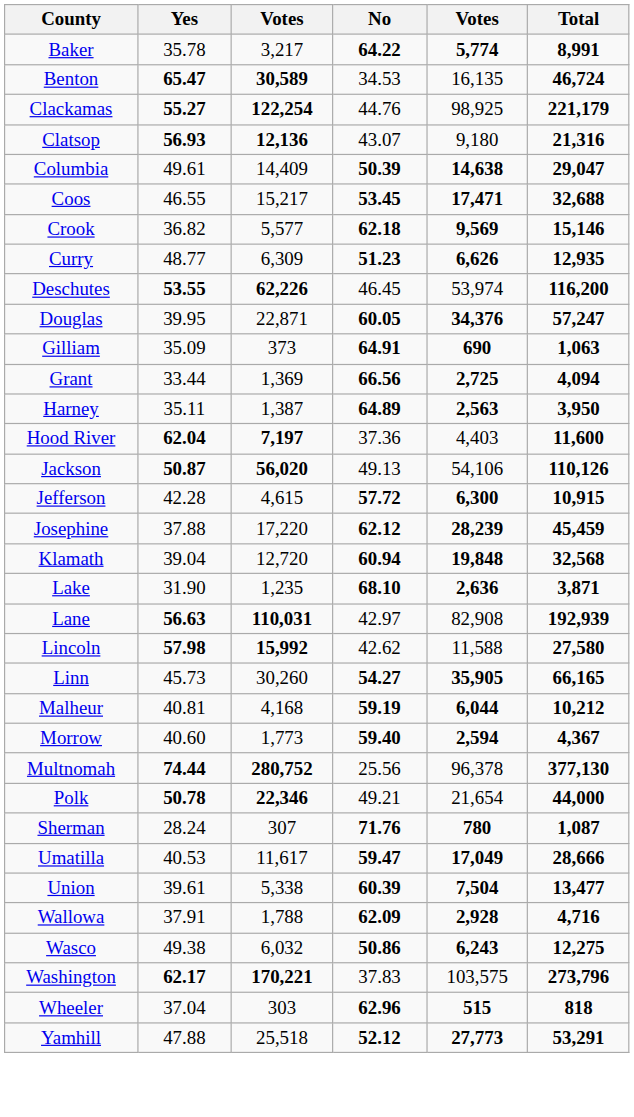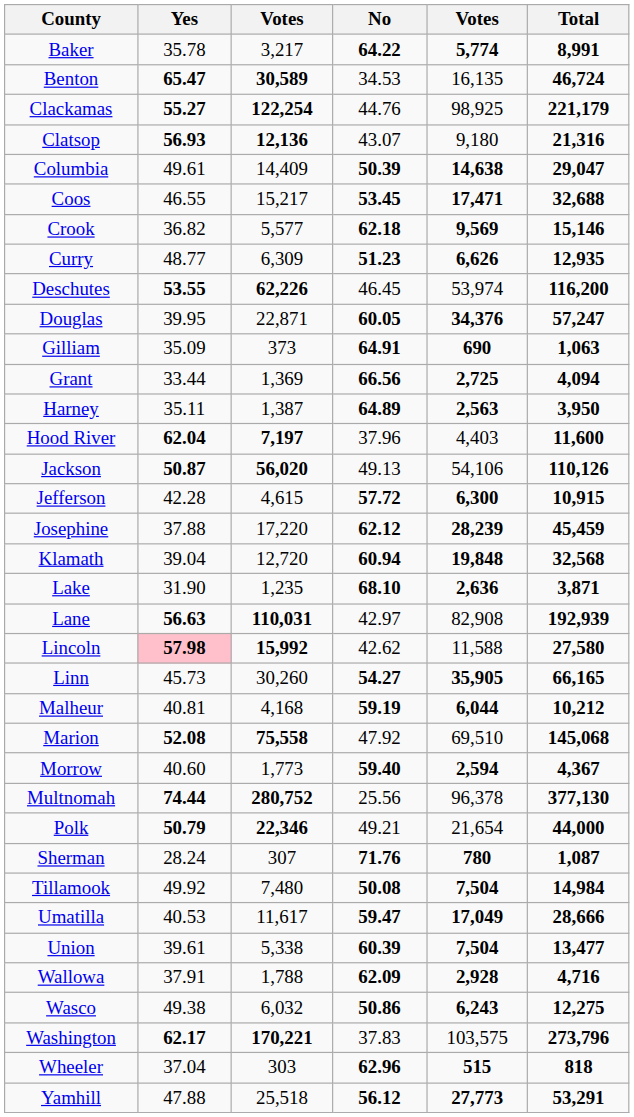(380, 438) 37.36 -> (380, 438) 37.96
(184, 648) no background -> (184, 648) pink background
+ row: (71, 738)
(184, 797) 50.78 -> (184, 827) 50.79
+ row: (71, 887)
(380, 1037) 52.12 -> (380, 1097) 56.12
